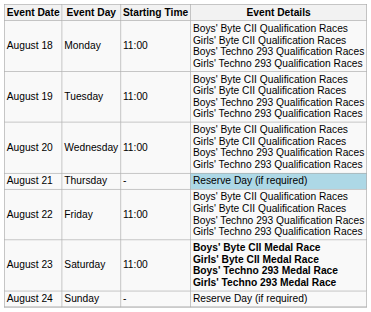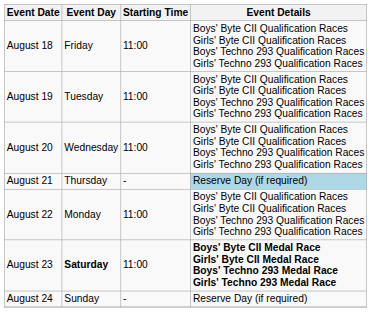(83, 46) Monday -> (79, 46) Friday
(79, 214) Friday -> (83, 214) Monday
(85, 265) normal -> (86, 265) bold
